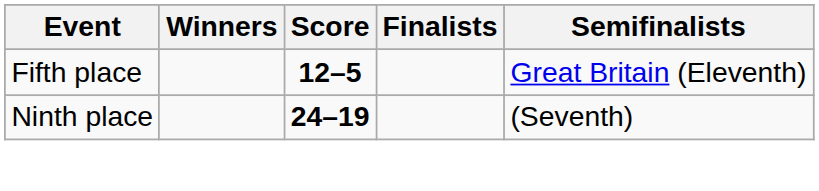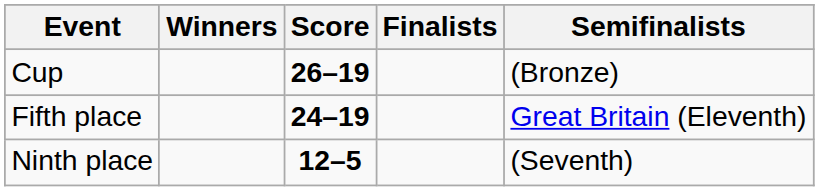+ row: (37, 71)
(330, 71) 12–5 -> (330, 116) 24–19
(330, 116) 24–19 -> (330, 161) 12–5
